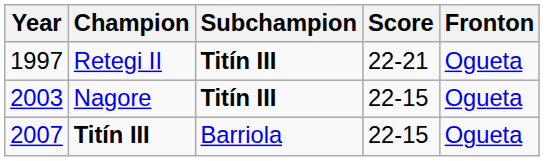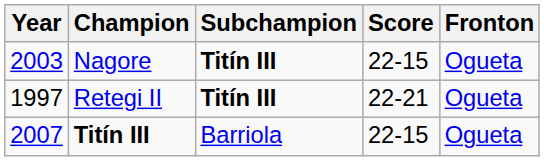rows swapped: (118, 60) <-> (113, 98)
